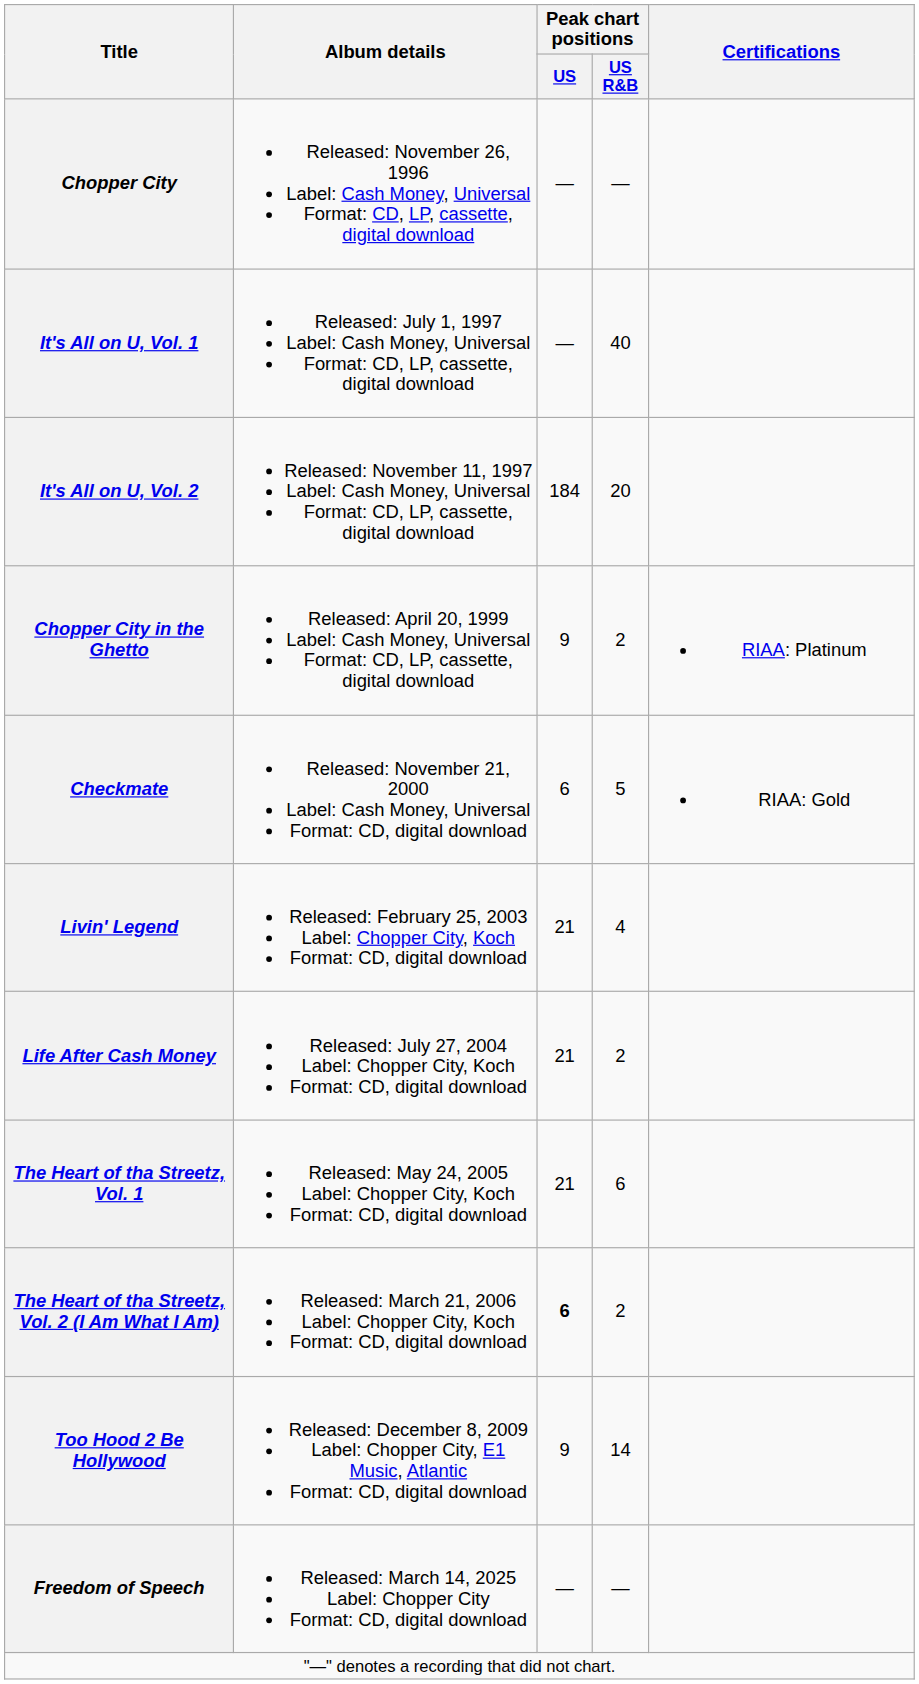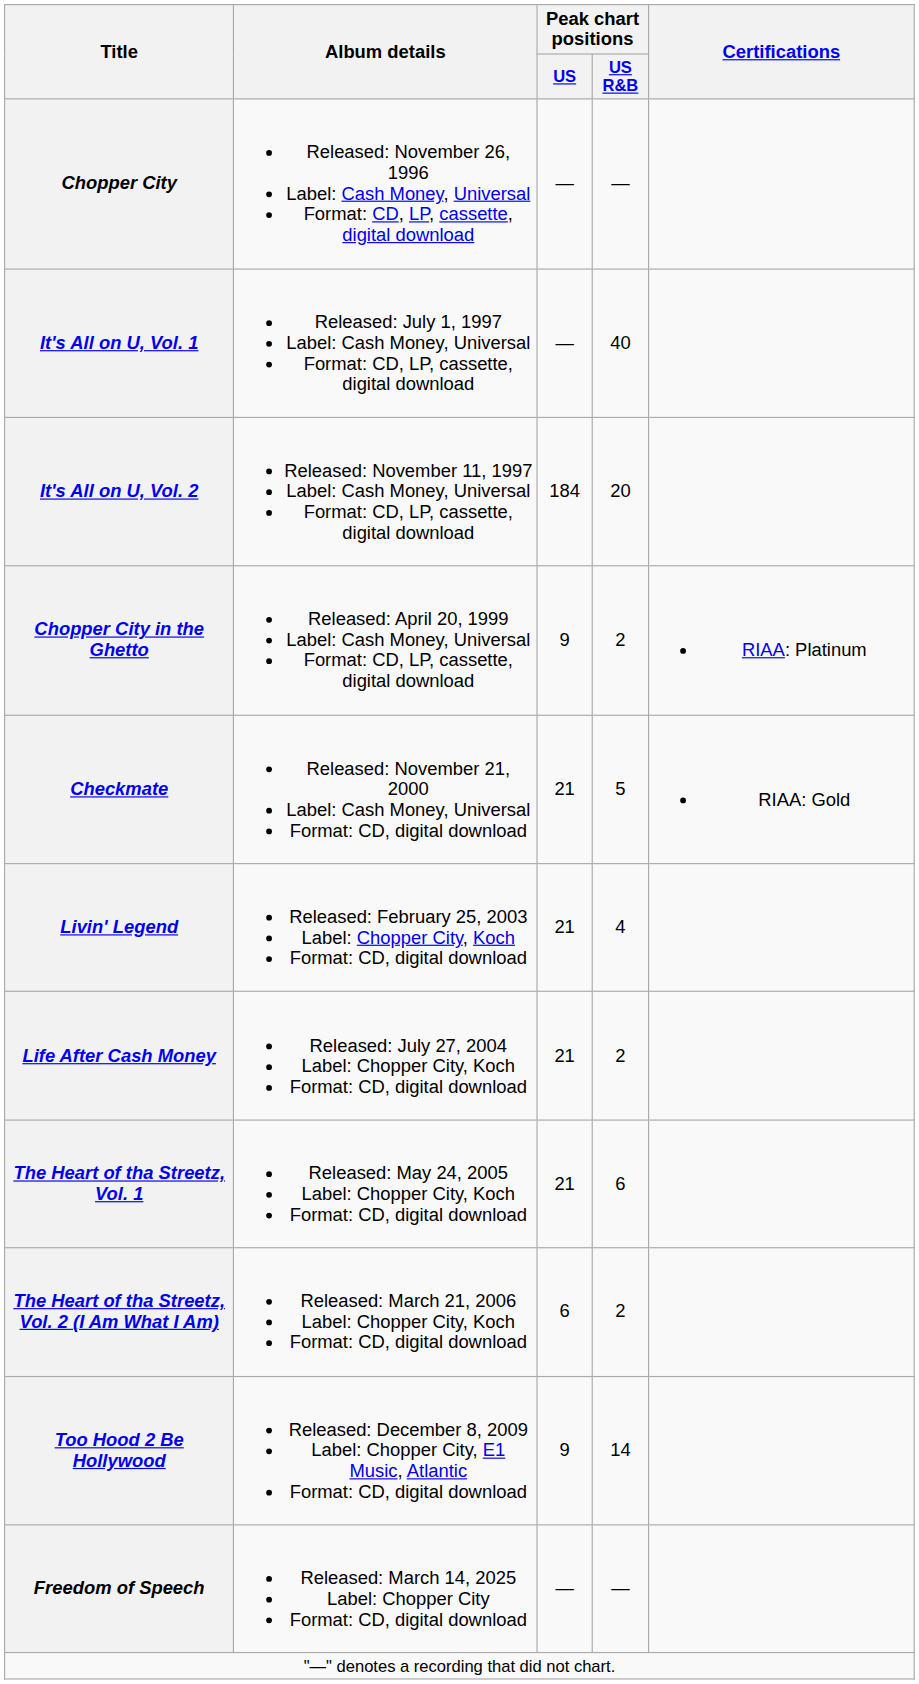(565, 789) 6 -> (565, 789) 21
(565, 1311) bold -> (565, 1311) normal
